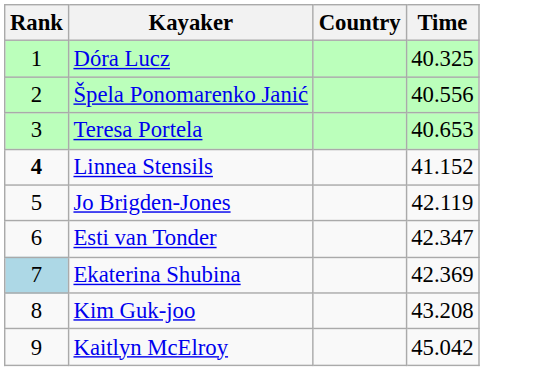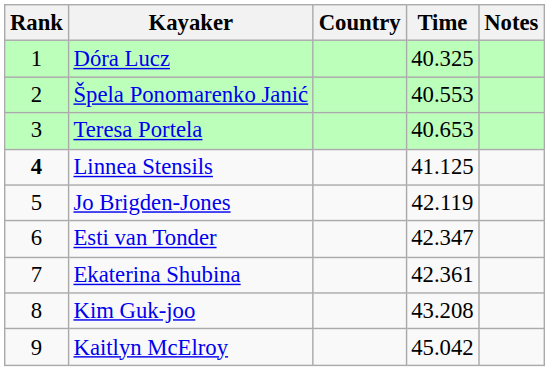+ column: (511, 22)
(442, 94) 40.556 -> (442, 94) 40.553
(442, 166) 41.152 -> (442, 166) 41.125
(36, 274) lightblue background -> (36, 274) no background
(442, 274) 42.369 -> (442, 274) 42.361
